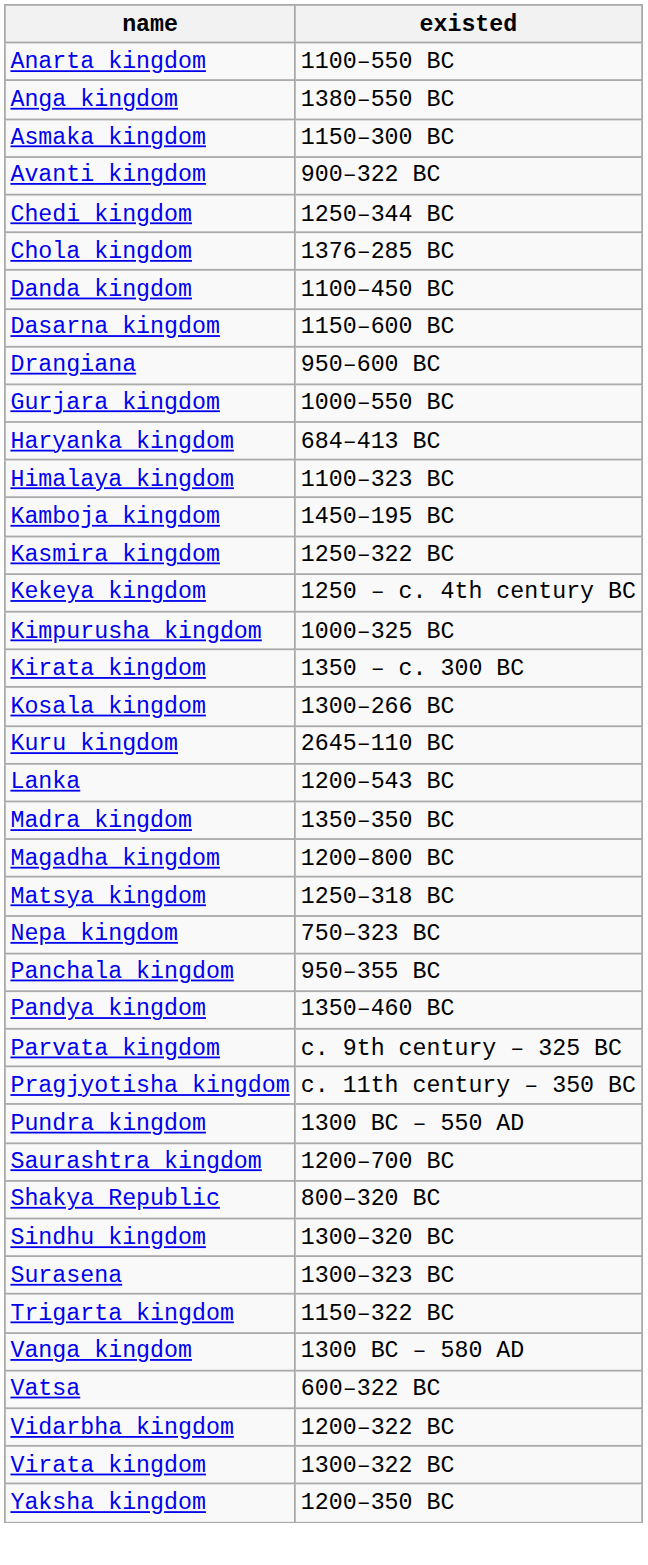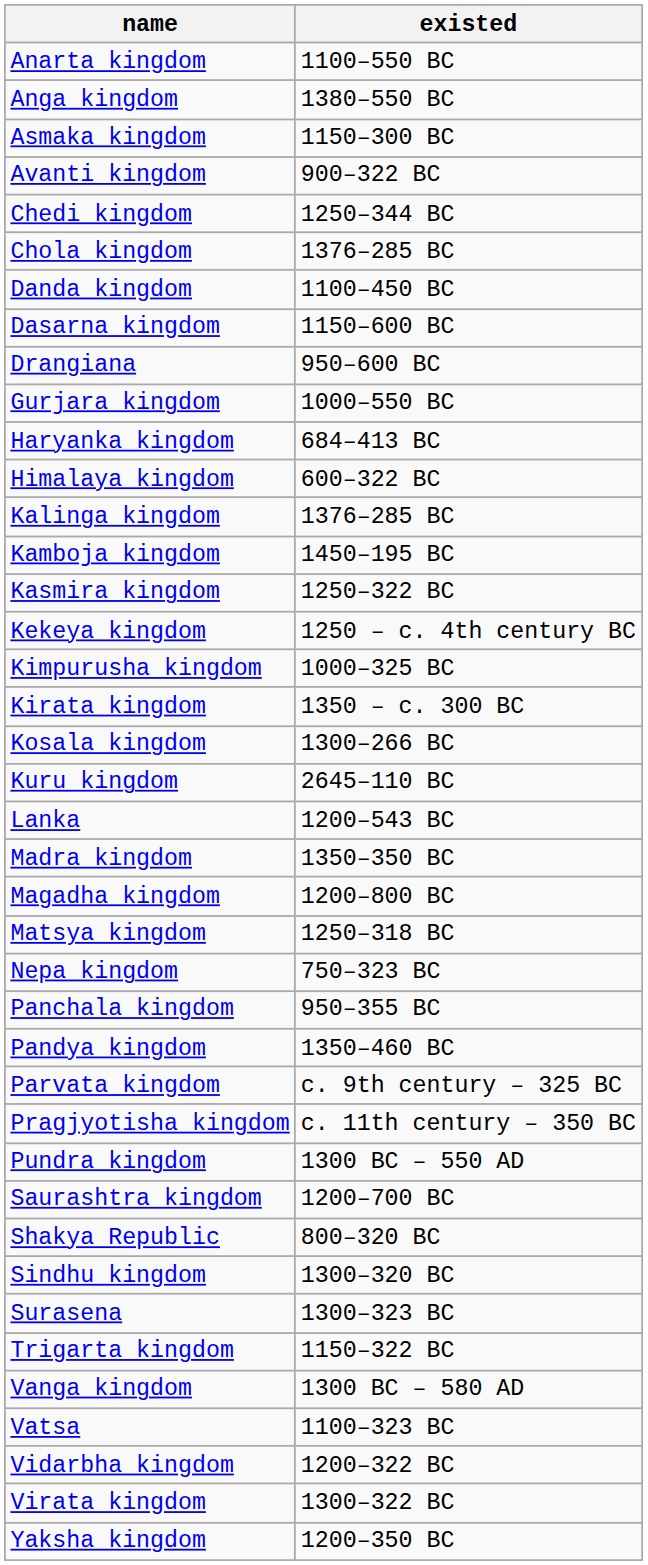(378, 479) 1100–323 BC -> (371, 479) 600–322 BC
+ row: (115, 517)
(371, 1389) 600–322 BC -> (378, 1427) 1100–323 BC
